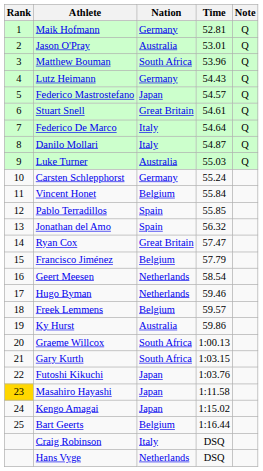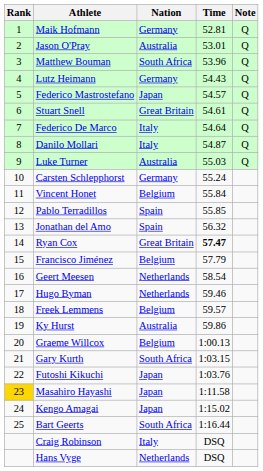(214, 243) normal -> (214, 243) bold
(166, 342) South Africa -> (157, 342) Belgium
(157, 425) Belgium -> (166, 425) South Africa
